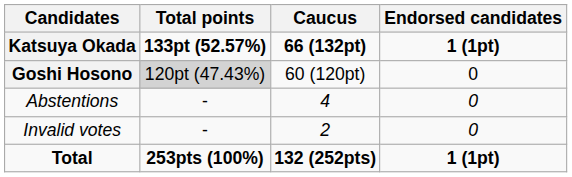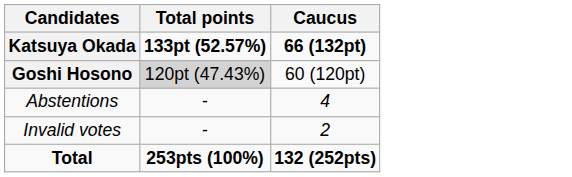- column: (473, 18)
